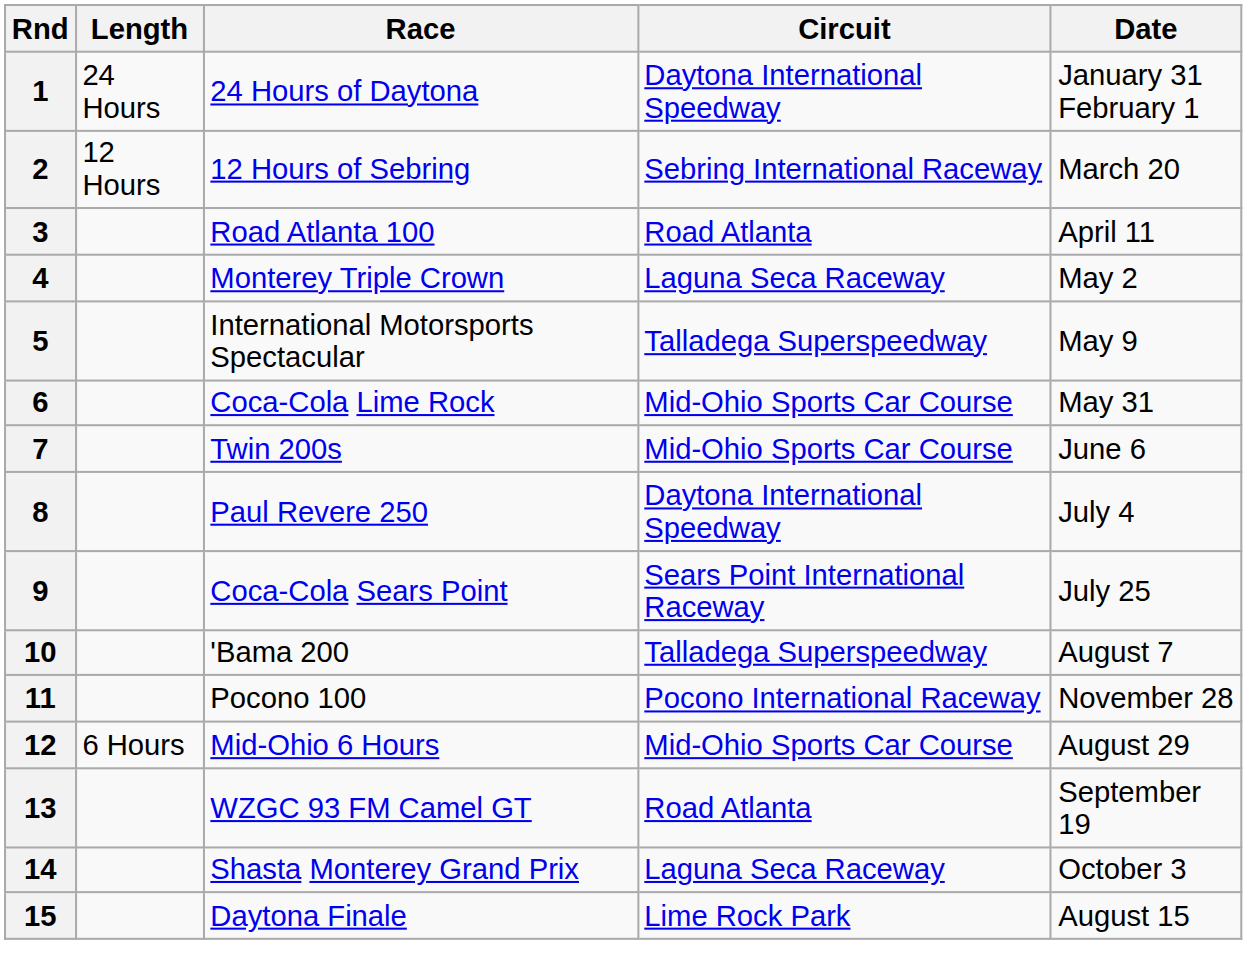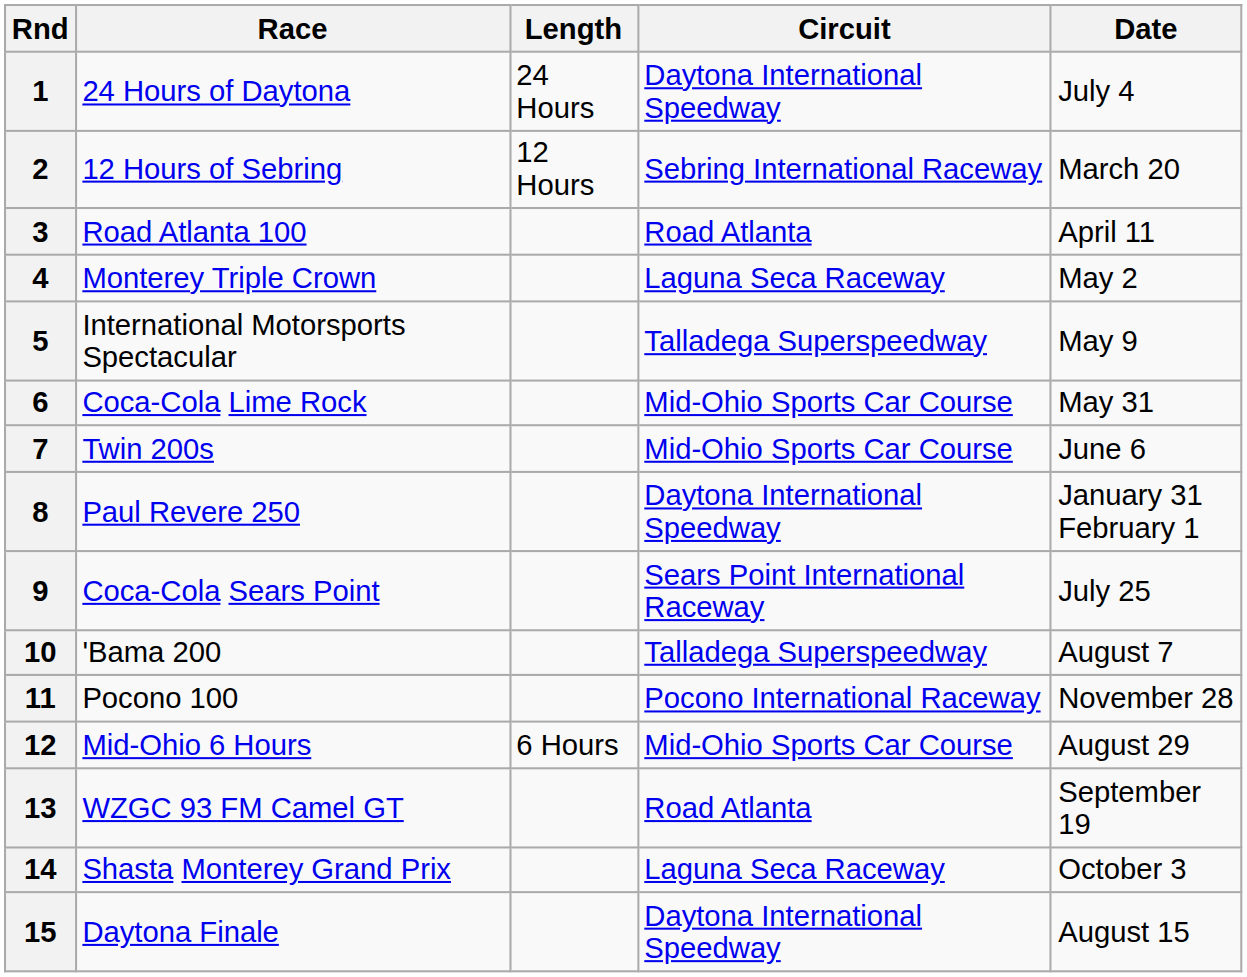columns swapped: (420, 28) <-> (140, 28)
(1130, 91) January 31 February 1 -> (1096, 91) July 4
(1096, 512) July 4 -> (1130, 512) January 31 February 1
(747, 916) Lime Rock Park -> (783, 932) Daytona International Speedway
